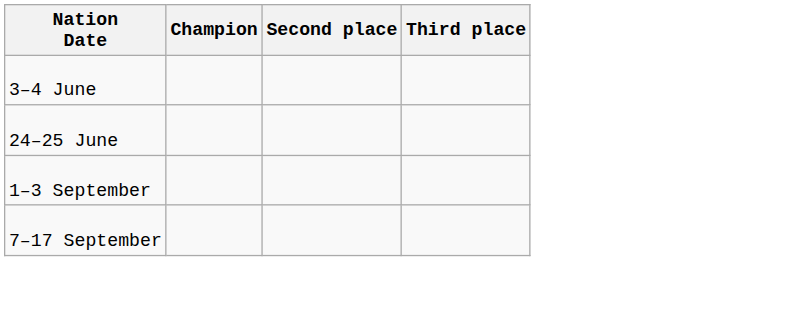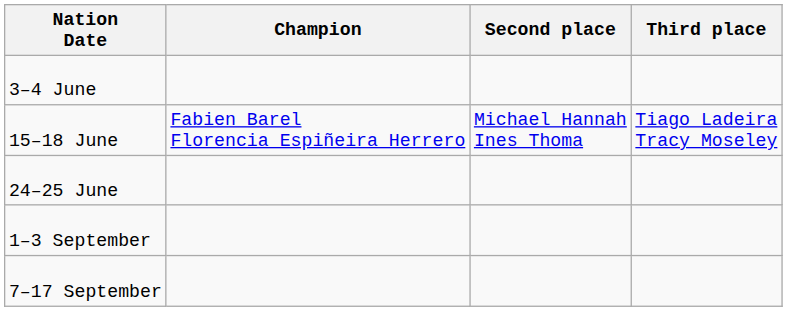+ row: (64, 140)
